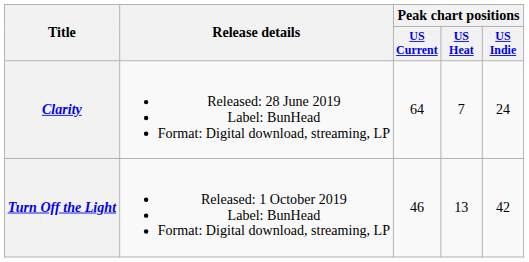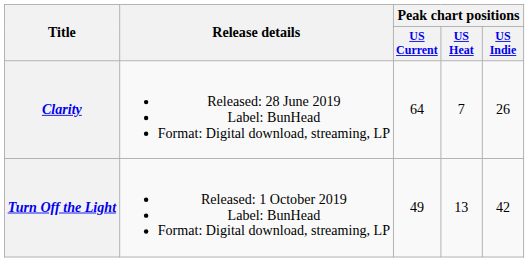(503, 109) 24 -> (503, 109) 26
(417, 207) 46 -> (417, 207) 49
